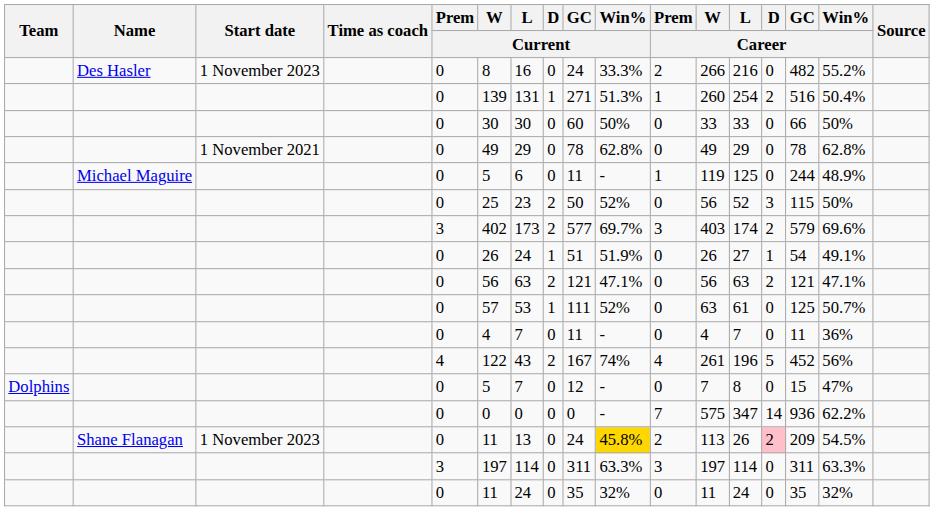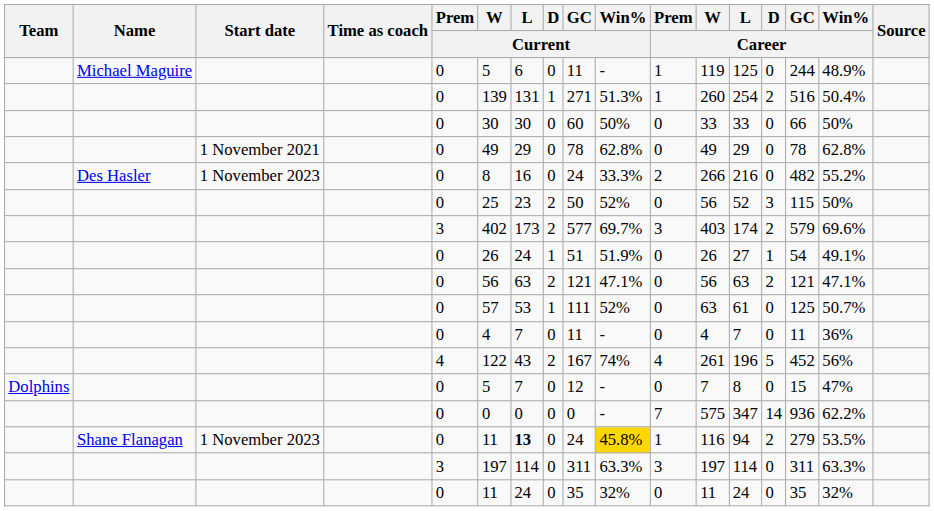rows swapped: (135, 176) <-> (114, 70)
(523, 439) normal -> (523, 439) bold
(658, 439) 2 -> (658, 439) 1
(712, 439) 113 -> (712, 439) 116
(741, 439) 26 -> (741, 439) 94
(770, 439) pink background -> (770, 439) no background
(802, 439) 209 -> (802, 439) 279
(844, 439) 54.5% -> (844, 439) 53.5%
